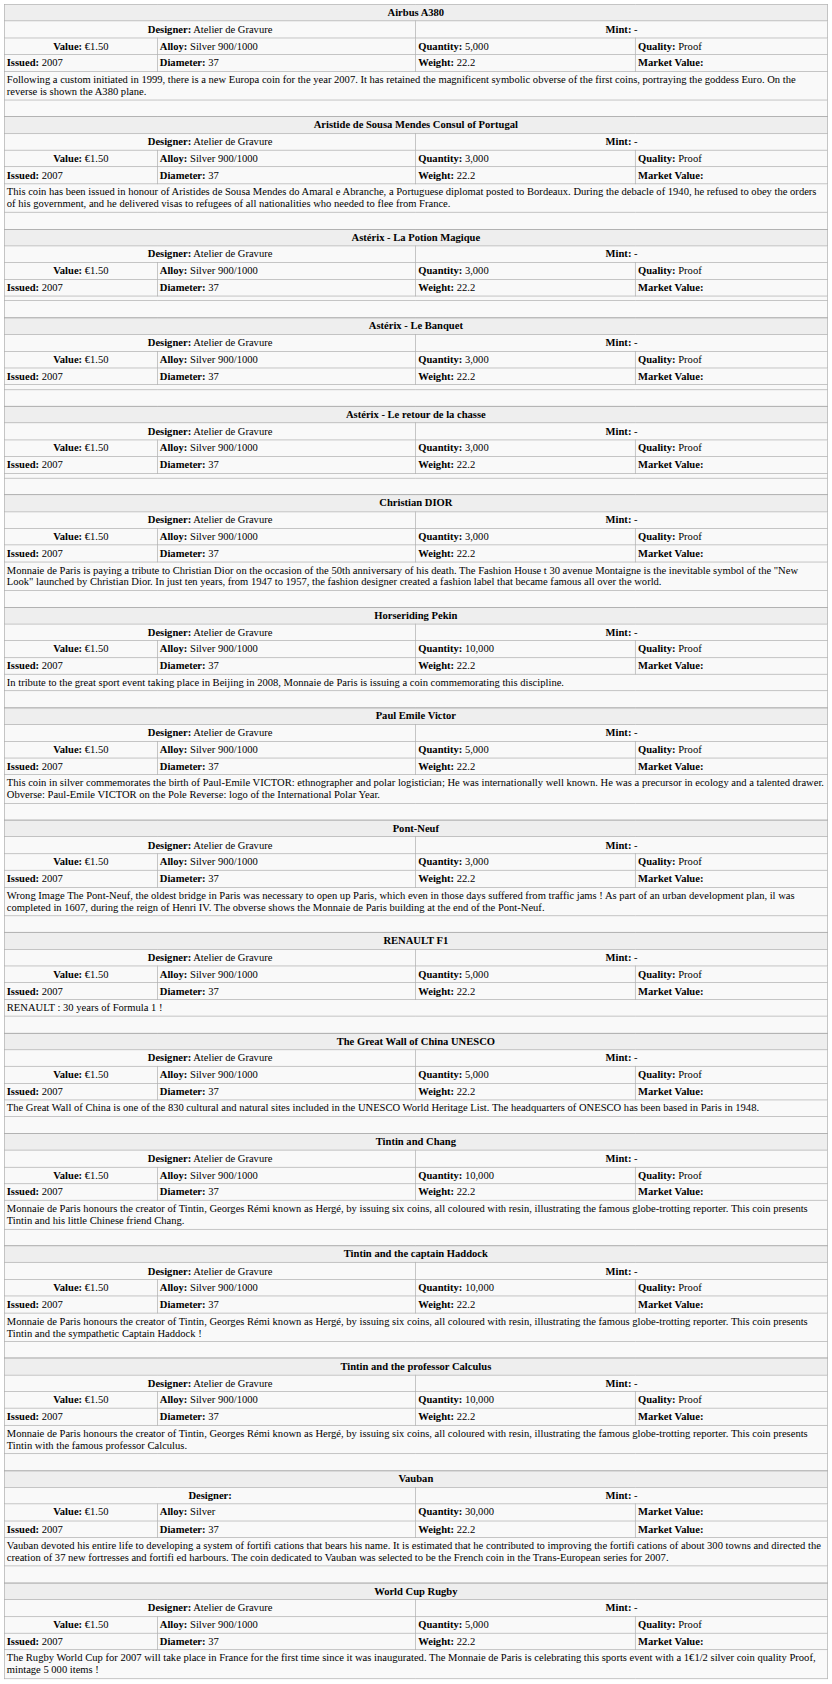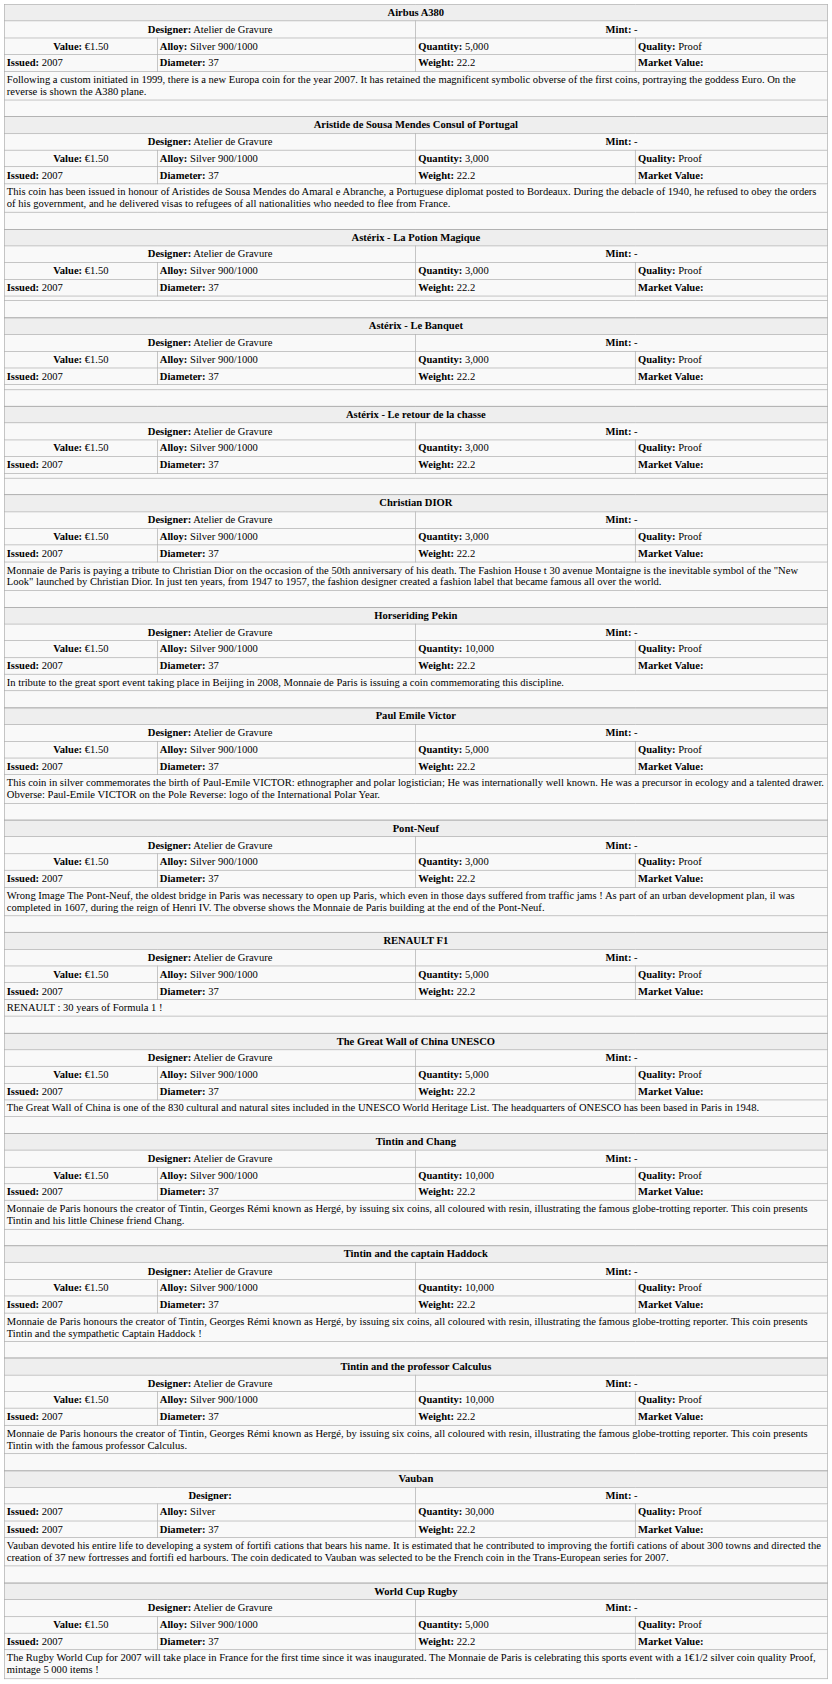(81, 1512) Value: €1.50 -> (35, 1512) Issued: 2007
(671, 1512) Market Value: -> (670, 1512) Quality: Proof
